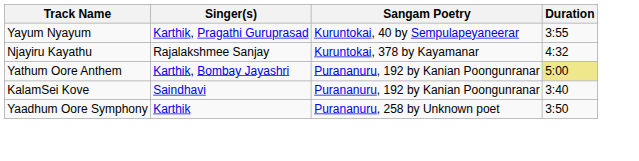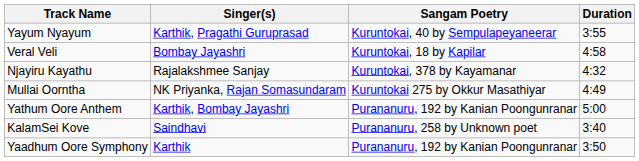+ row: (32, 52)
+ row: (46, 90)
(557, 71) khaki background -> (594, 109) no background
(427, 90) Purananuru, 192 by Kanian Poongunranar -> (444, 128) Purananuru, 258 by Unknown poet
(407, 109) Purananuru, 258 by Unknown poet -> (464, 147) Purananuru, 192 by Kanian Poongunranar
